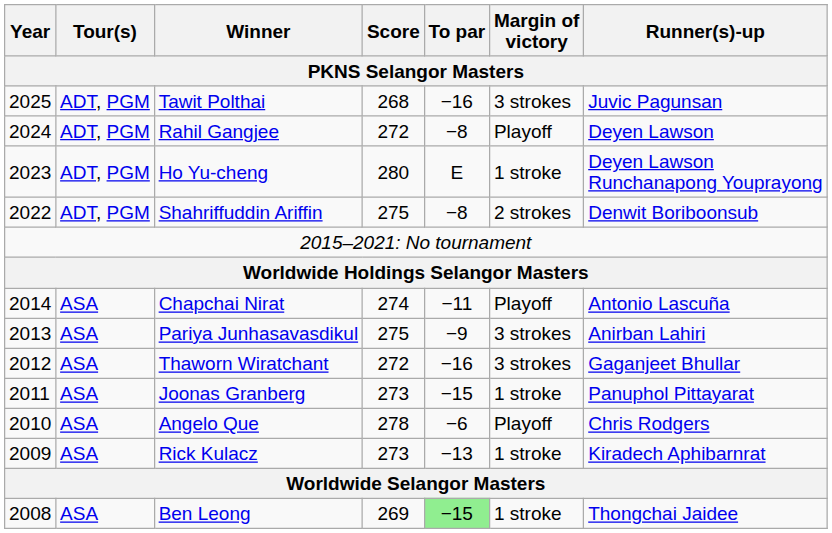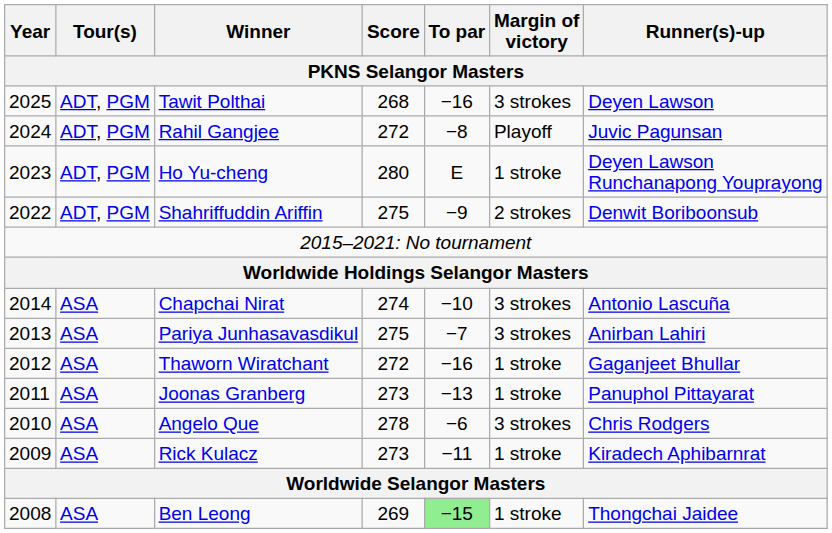(655, 101) Juvic Pagunsan -> (651, 101) Deyen Lawson
(651, 131) Deyen Lawson -> (655, 131) Juvic Pagunsan
(457, 213) −8 -> (457, 213) −9
(457, 303) −11 -> (457, 303) −10
(523, 303) Playoff -> (532, 303) 3 strokes
(457, 333) −9 -> (457, 333) −7
(532, 363) 3 strokes -> (528, 363) 1 stroke
(457, 393) −15 -> (457, 393) −13
(523, 423) Playoff -> (532, 423) 3 strokes
(457, 453) −13 -> (457, 453) −11
